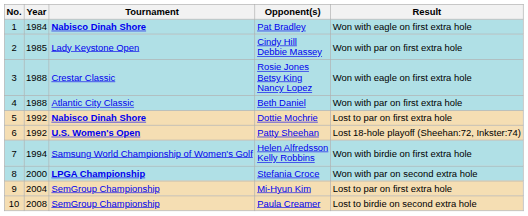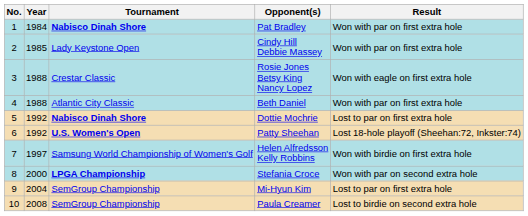(402, 27) Won with eagle on first extra hole -> (398, 27) Won with par on first extra hole
(37, 153) 1994 -> (37, 153) 1997
